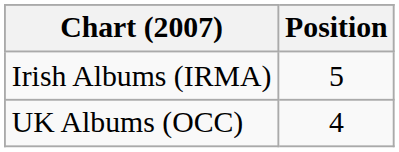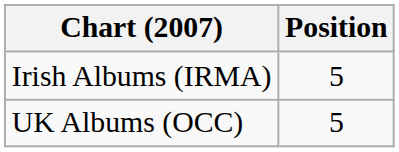(336, 122) 4 -> (336, 122) 5
